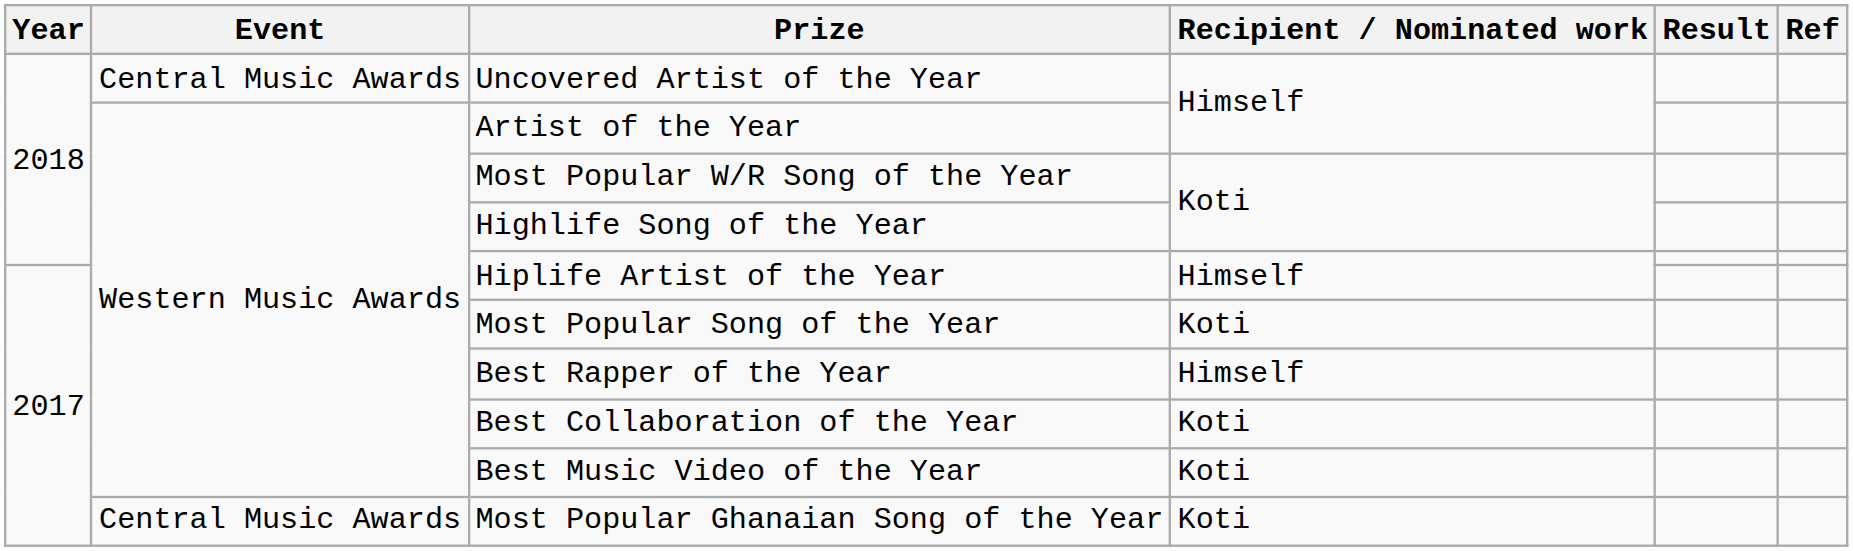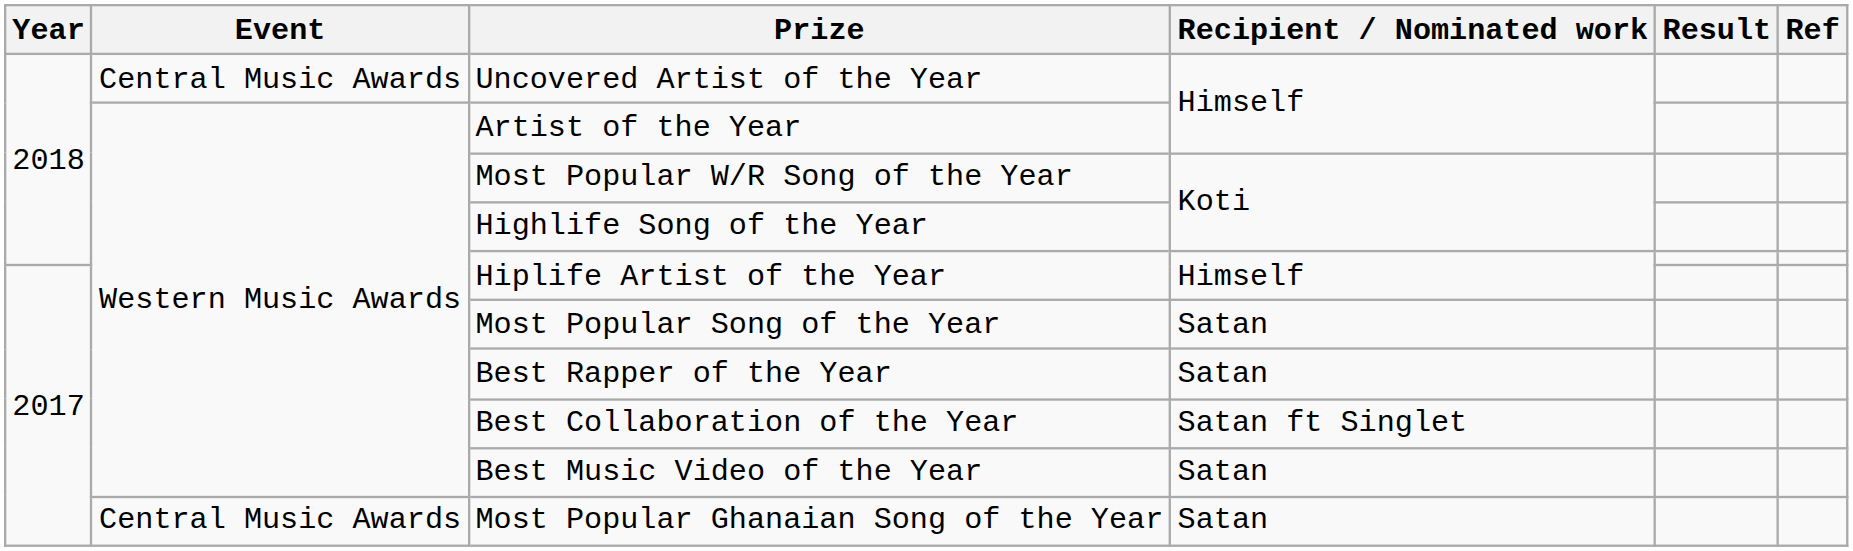(1214, 325) Koti -> (1223, 325) Satan
(1241, 374) Himself -> (1223, 374) Satan
(1214, 423) Koti -> (1322, 423) Satan ft Singlet
(1214, 472) Koti -> (1223, 472) Satan
(1214, 521) Koti -> (1223, 521) Satan
